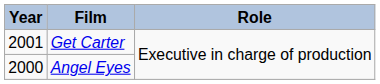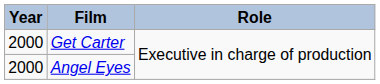(26, 42) 2001 -> (26, 42) 2000
